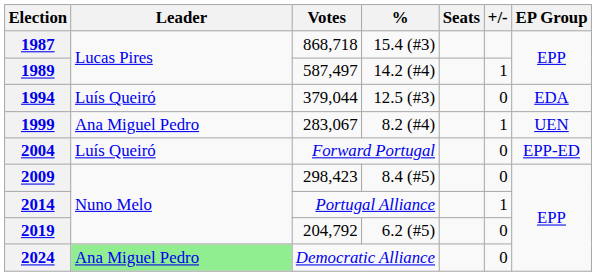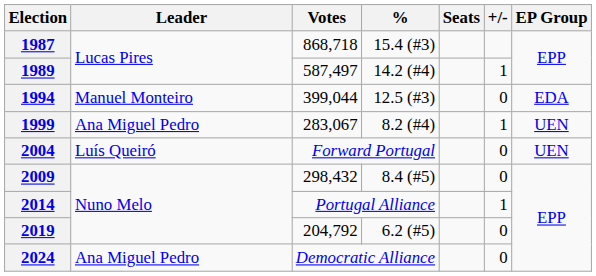(115, 97) Luís Queiró -> (134, 97) Manuel Monteiro
(330, 97) 379,044 -> (330, 97) 399,044
(551, 151) EPP-ED -> (551, 151) UEN
(330, 177) 298,423 -> (330, 177) 298,432
(137, 257) lightgreen background -> (137, 257) no background
